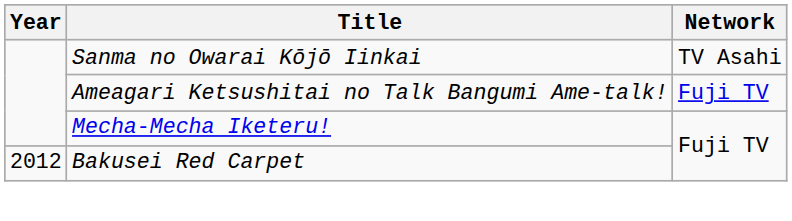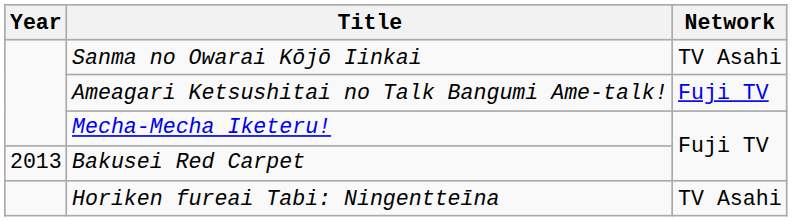(36, 163) 2012 -> (36, 163) 2013
+ row: (286, 198)
